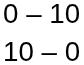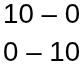rows swapped: (42, 14) <-> (42, 52)
